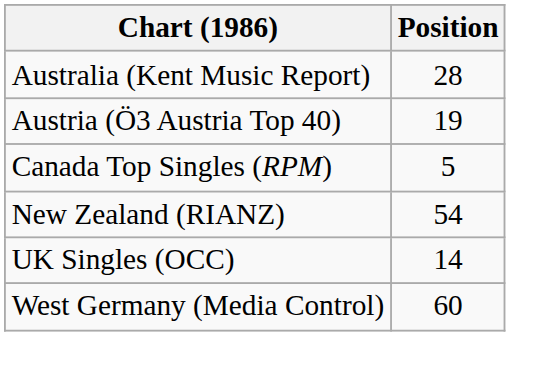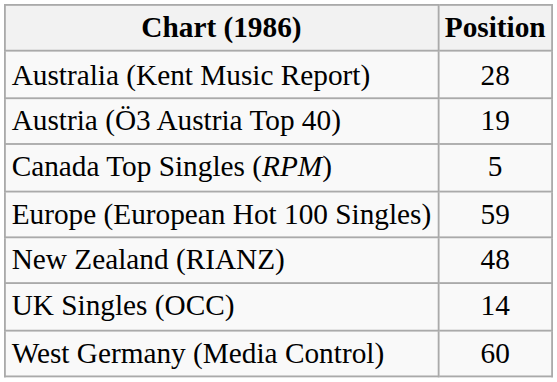+ row: (221, 213)
(448, 213) 54 -> (495, 259) 48
